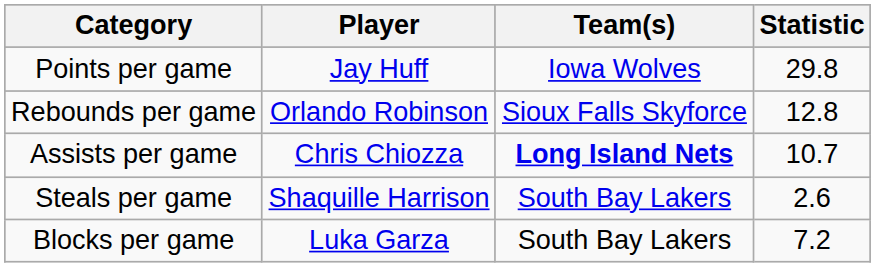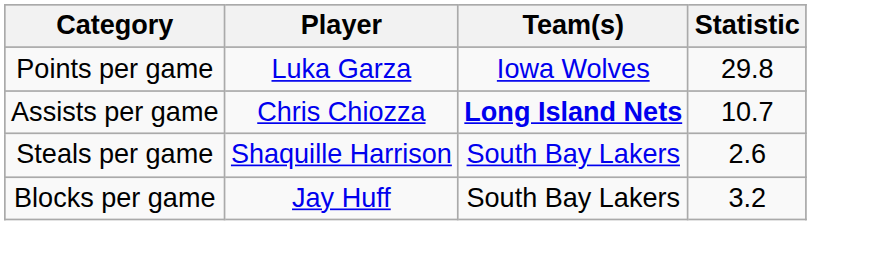(379, 68) Jay Huff -> (341, 68) Luka Garza
- row: (134, 111)
(379, 240) Luka Garza -> (341, 197) Jay Huff
(812, 240) 7.2 -> (747, 197) 3.2
